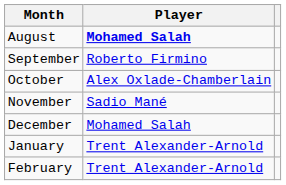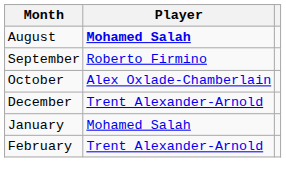- row: (40, 103)
(139, 125) Mohamed Salah -> (175, 103) Trent Alexander-Arnold
(175, 146) Trent Alexander-Arnold -> (139, 125) Mohamed Salah
